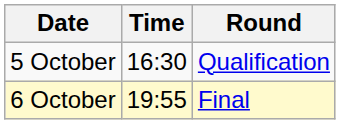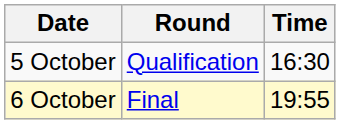columns swapped: (157, 23) <-> (264, 23)
